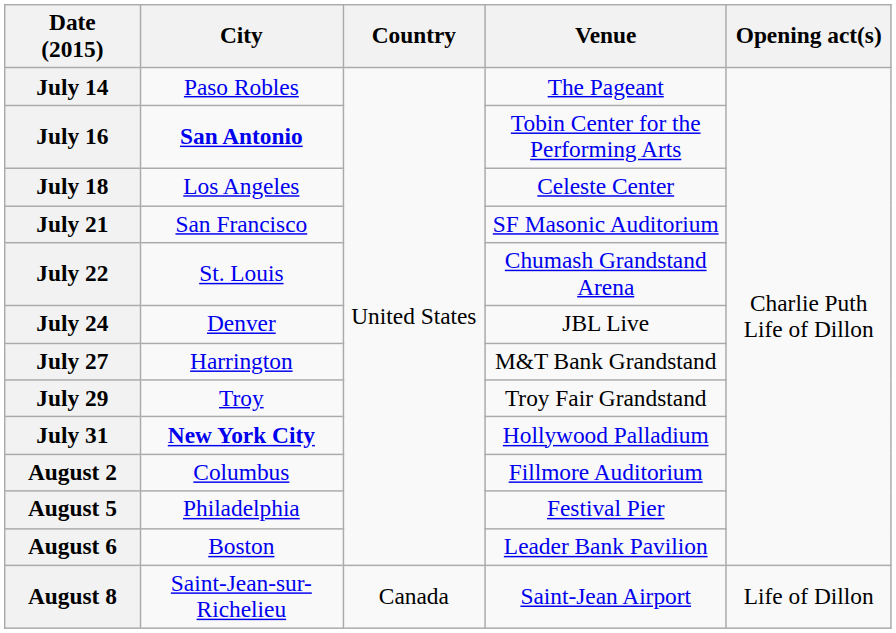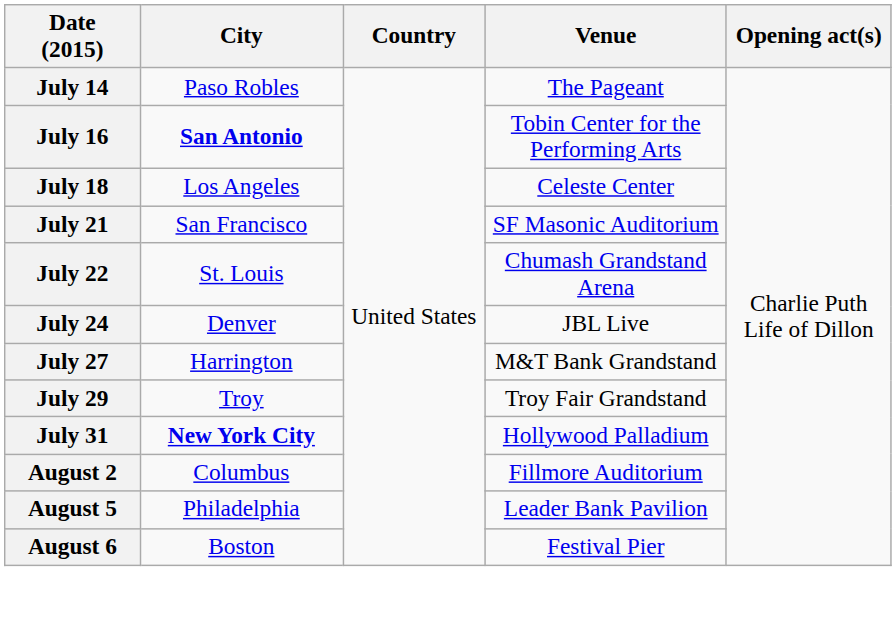(606, 509) Festival Pier -> (606, 509) Leader Bank Pavilion
(606, 546) Leader Bank Pavilion -> (606, 546) Festival Pier
- row: (72, 596)
